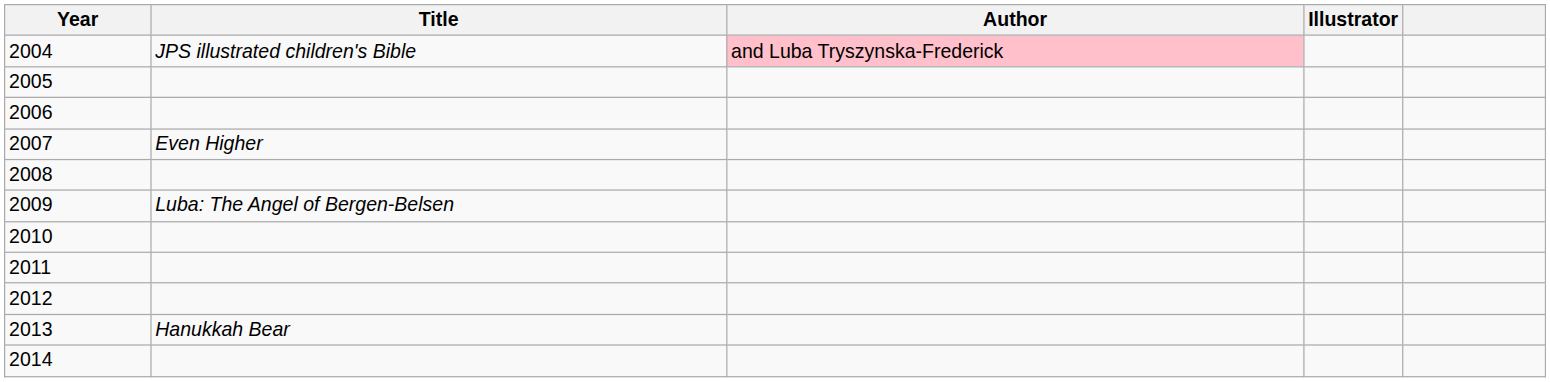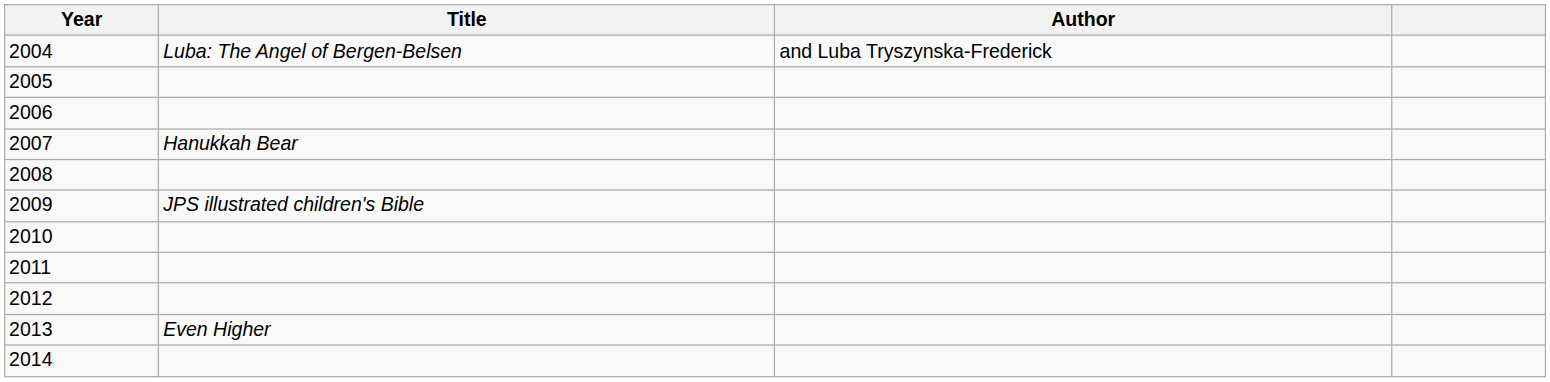- column: (1353, 19)
(286, 50) JPS illustrated children's Bible -> (313, 50) Luba: The Angel of Bergen-Belsen
(867, 50) pink background -> (916, 50) no background
(209, 143) Even Higher -> (230, 143) Hanukkah Bear
(305, 205) Luba: The Angel of Bergen-Belsen -> (294, 205) JPS illustrated children's Bible
(223, 329) Hanukkah Bear -> (217, 329) Even Higher
